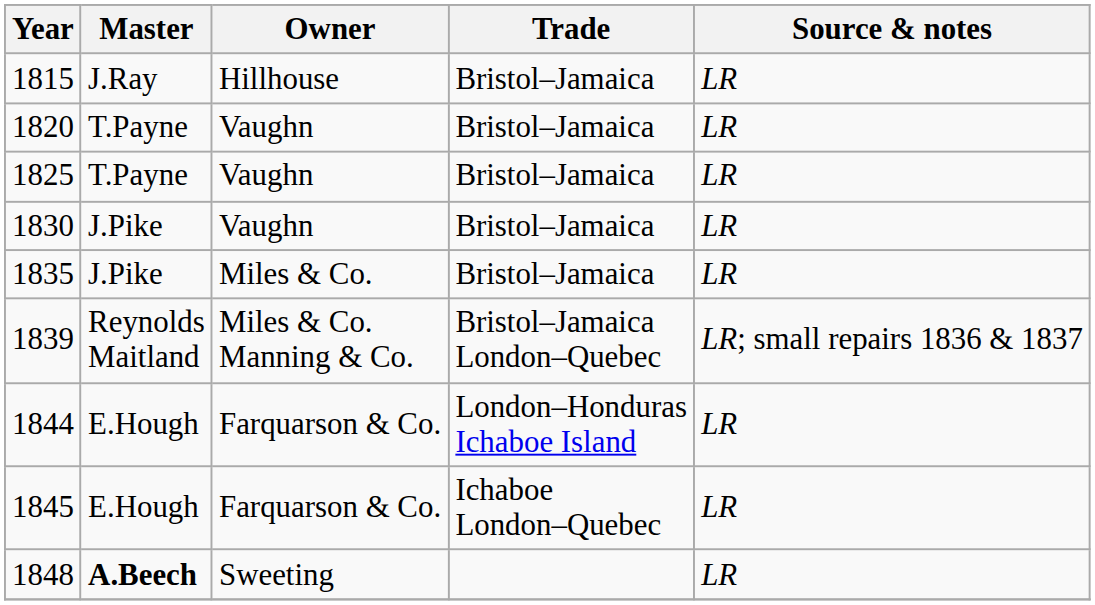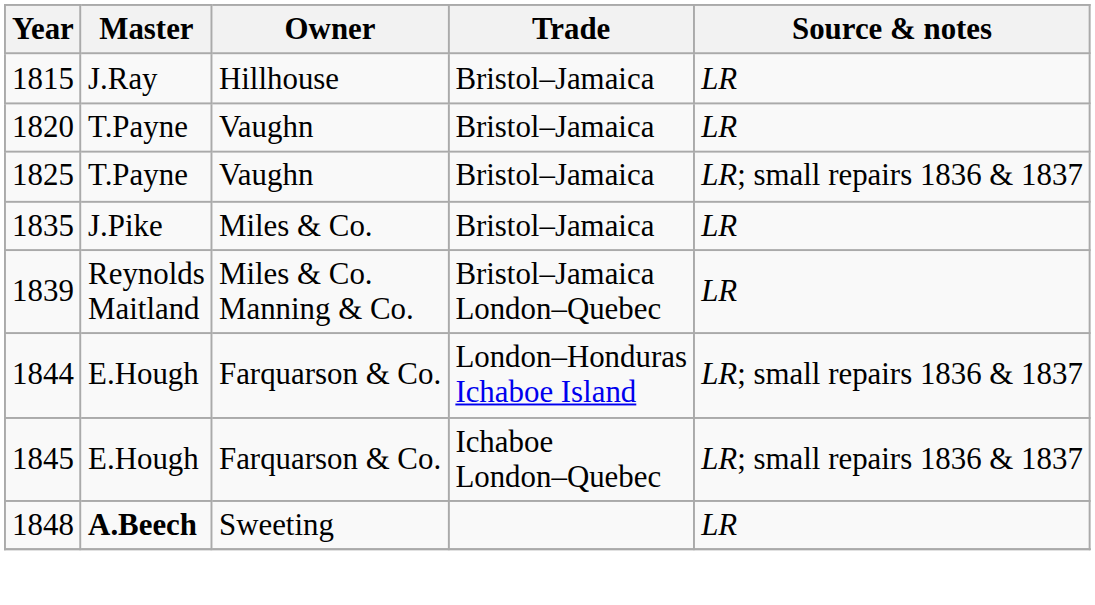(719, 175) LR -> (892, 175) LR; small repairs 1836 & 1837
- row: (43, 224)
(892, 340) LR; small repairs 1836 & 1837 -> (719, 291) LR
(719, 423) LR -> (892, 374) LR; small repairs 1836 & 1837
(719, 507) LR -> (892, 458) LR; small repairs 1836 & 1837
